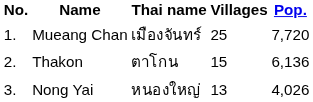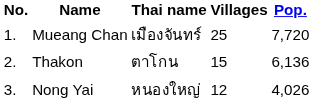(219, 89) 13 -> (219, 89) 12
